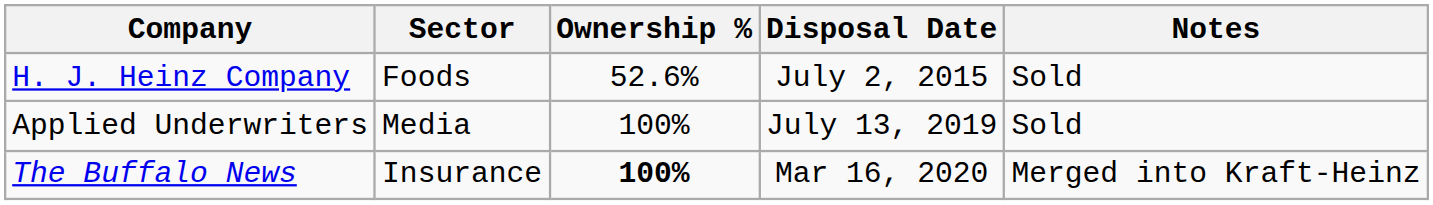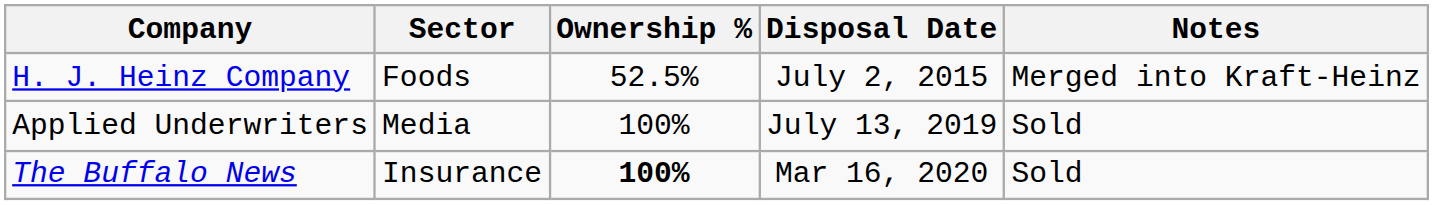(654, 78) 52.6% -> (654, 78) 52.5%
(1047, 78) Sold -> (1216, 78) Merged into Kraft-Heinz
(1216, 174) Merged into Kraft-Heinz -> (1047, 174) Sold
